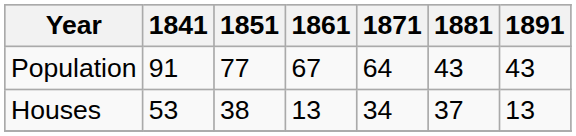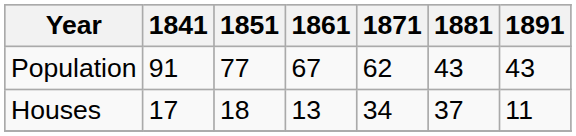(377, 67) 64 -> (377, 67) 62
(164, 109) 53 -> (164, 109) 17
(235, 109) 38 -> (235, 109) 18
(520, 109) 13 -> (519, 109) 11
